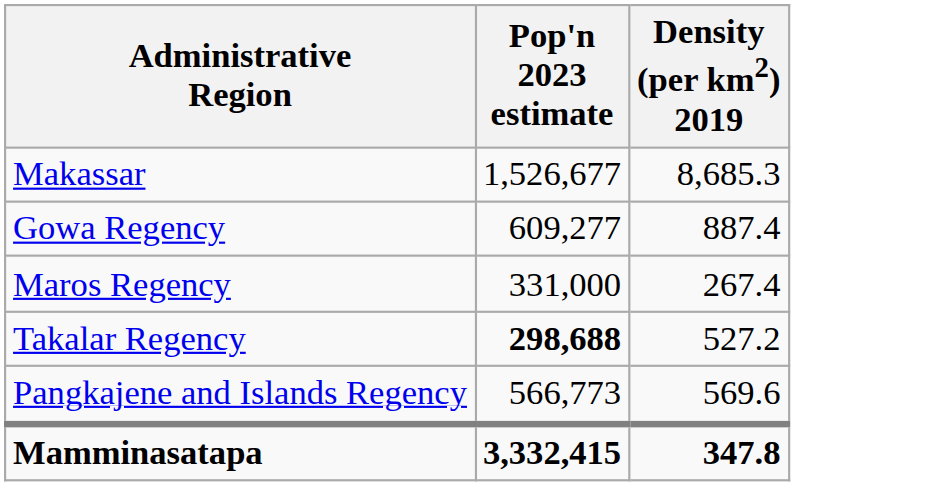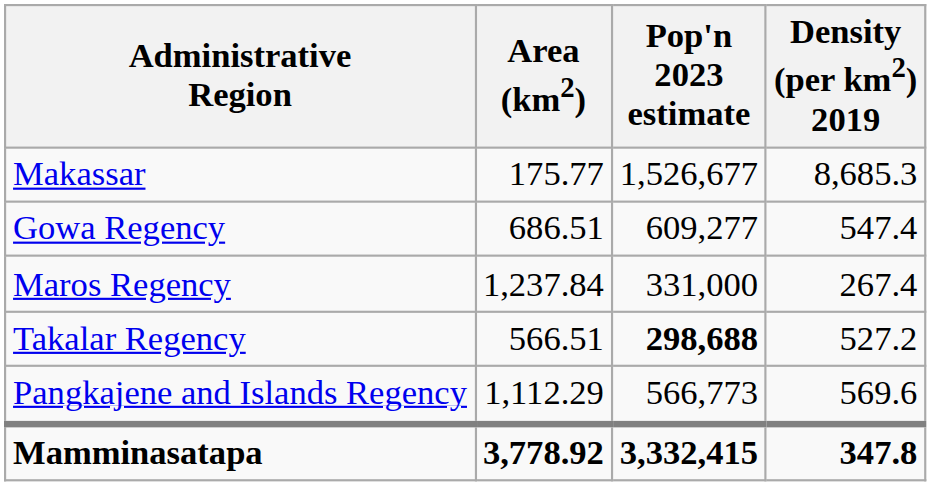+ column: (543, 75)
(742, 228) 887.4 -> (878, 228) 547.4
